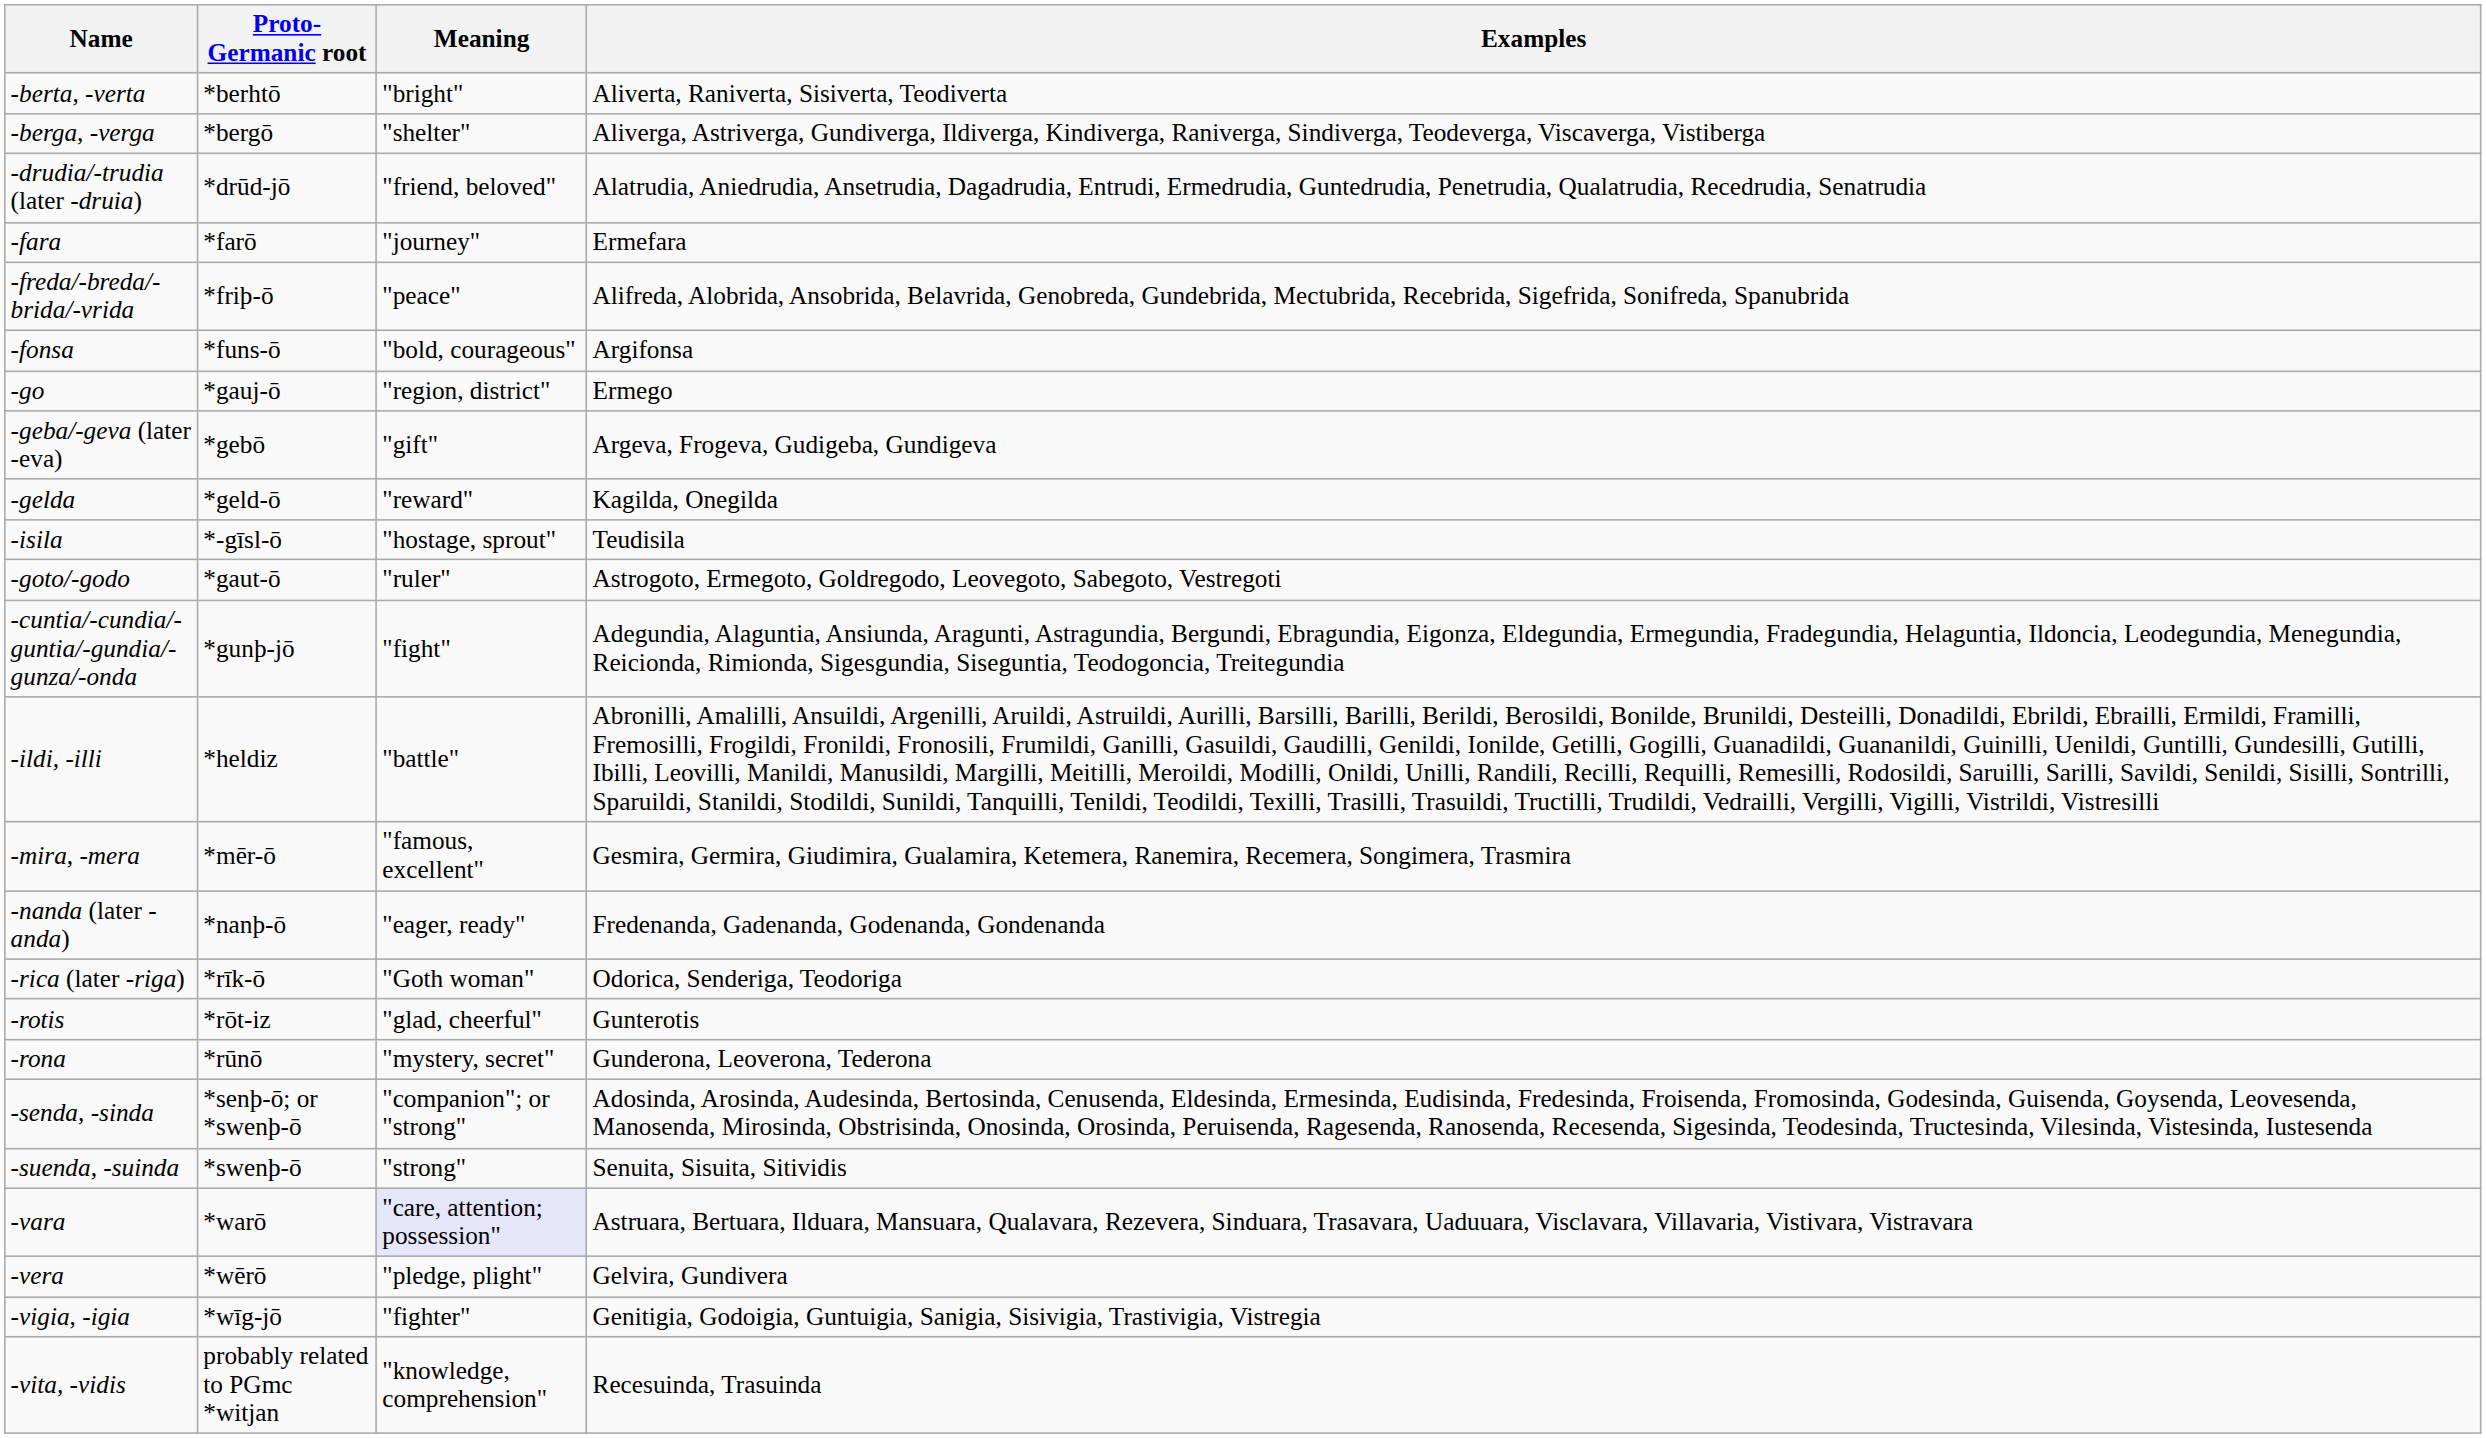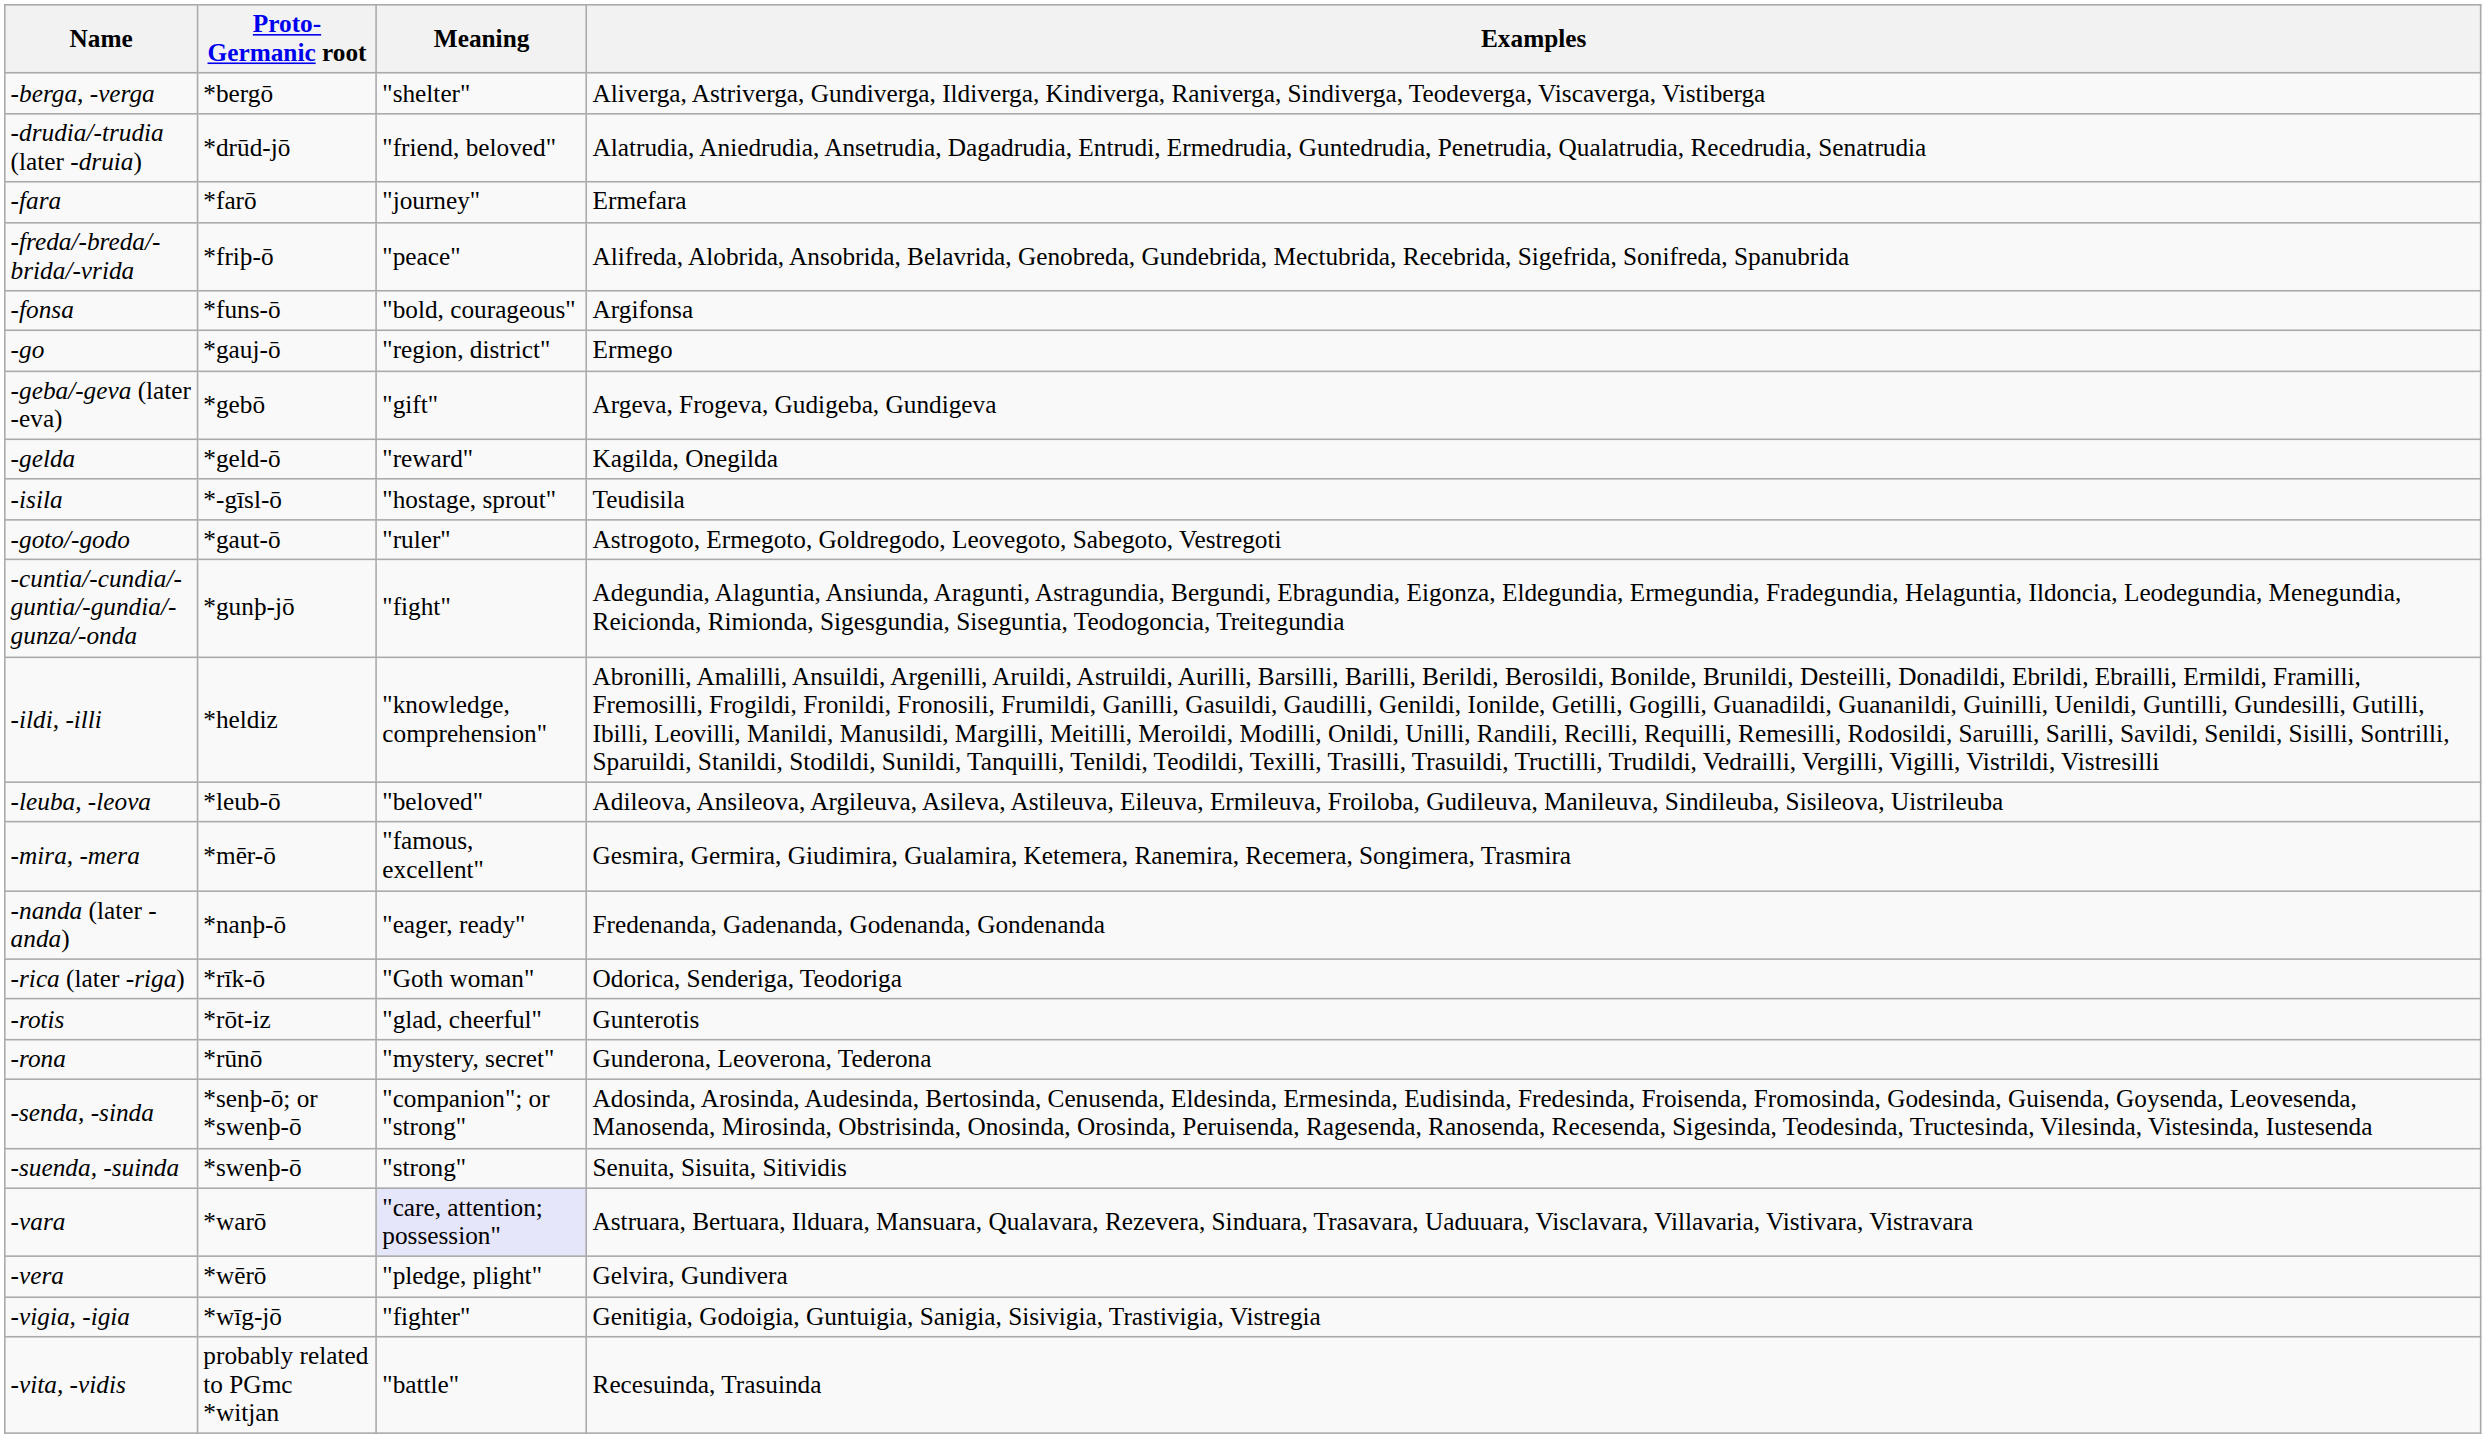- row: (78, 93)
(421, 759) "battle" -> (465, 718) "knowledge, comprehension"
+ row: (81, 801)
(465, 1384) "knowledge, comprehension" -> (421, 1384) "battle"
